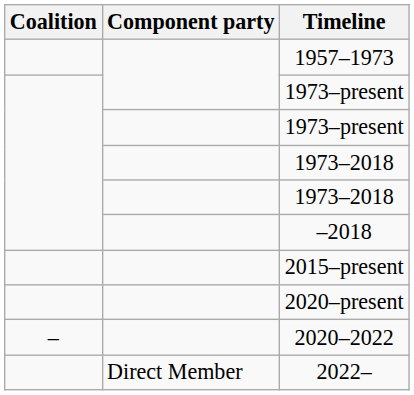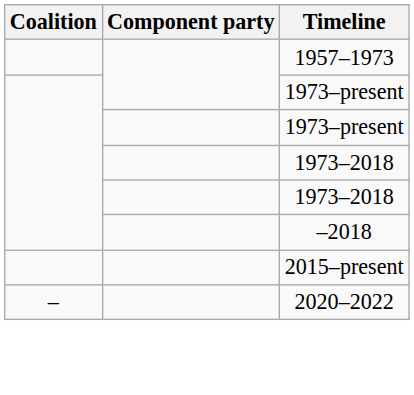- row: (53, 302)
- row: (53, 372)
